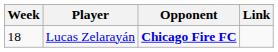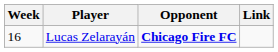(14, 36) 18 -> (14, 36) 16
